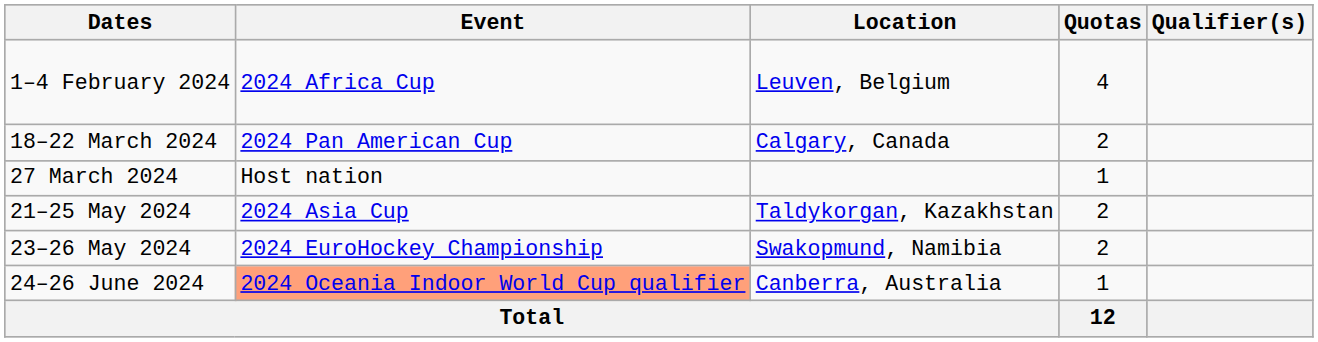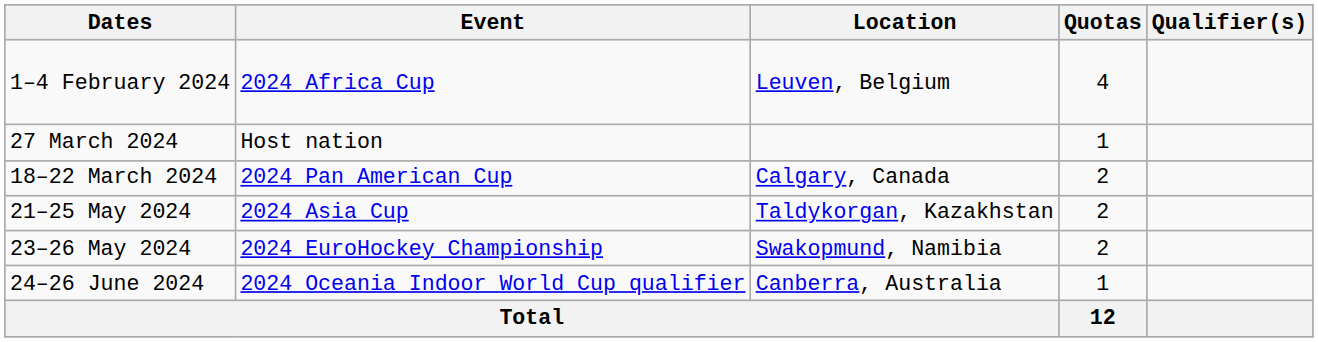rows swapped: (114, 143) <-> (94, 178)
(493, 283) lightsalmon background -> (493, 283) no background
